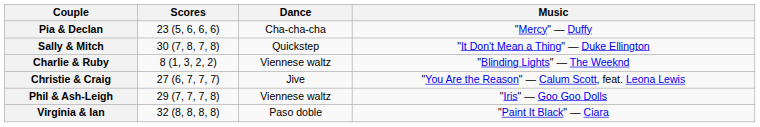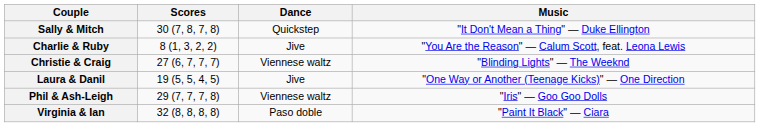- row: (71, 29)
(296, 63) Viennese waltz -> (296, 46) Jive
(553, 63) "Blinding Lights" — The Weeknd -> (553, 46) "You Are the Reason" — Calum Scott, feat. Leona Lewis
(296, 79) Jive -> (296, 63) Viennese waltz
(553, 79) "You Are the Reason" — Calum Scott, feat. Leona Lewis -> (553, 63) "Blinding Lights" — The Weeknd
+ row: (71, 79)
